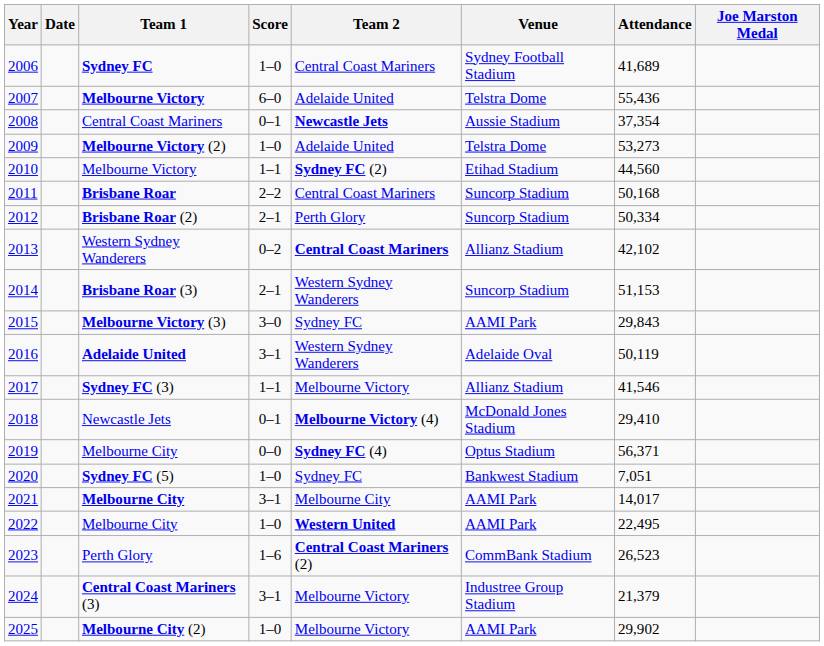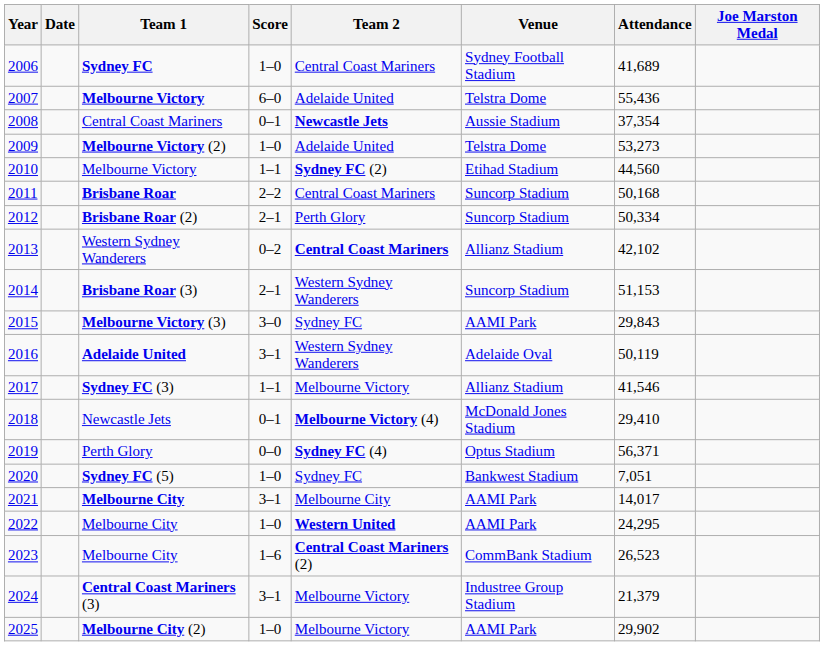(130, 451) Melbourne City -> (117, 451) Perth Glory
(639, 523) 22,495 -> (639, 523) 24,295
(117, 555) Perth Glory -> (130, 555) Melbourne City
